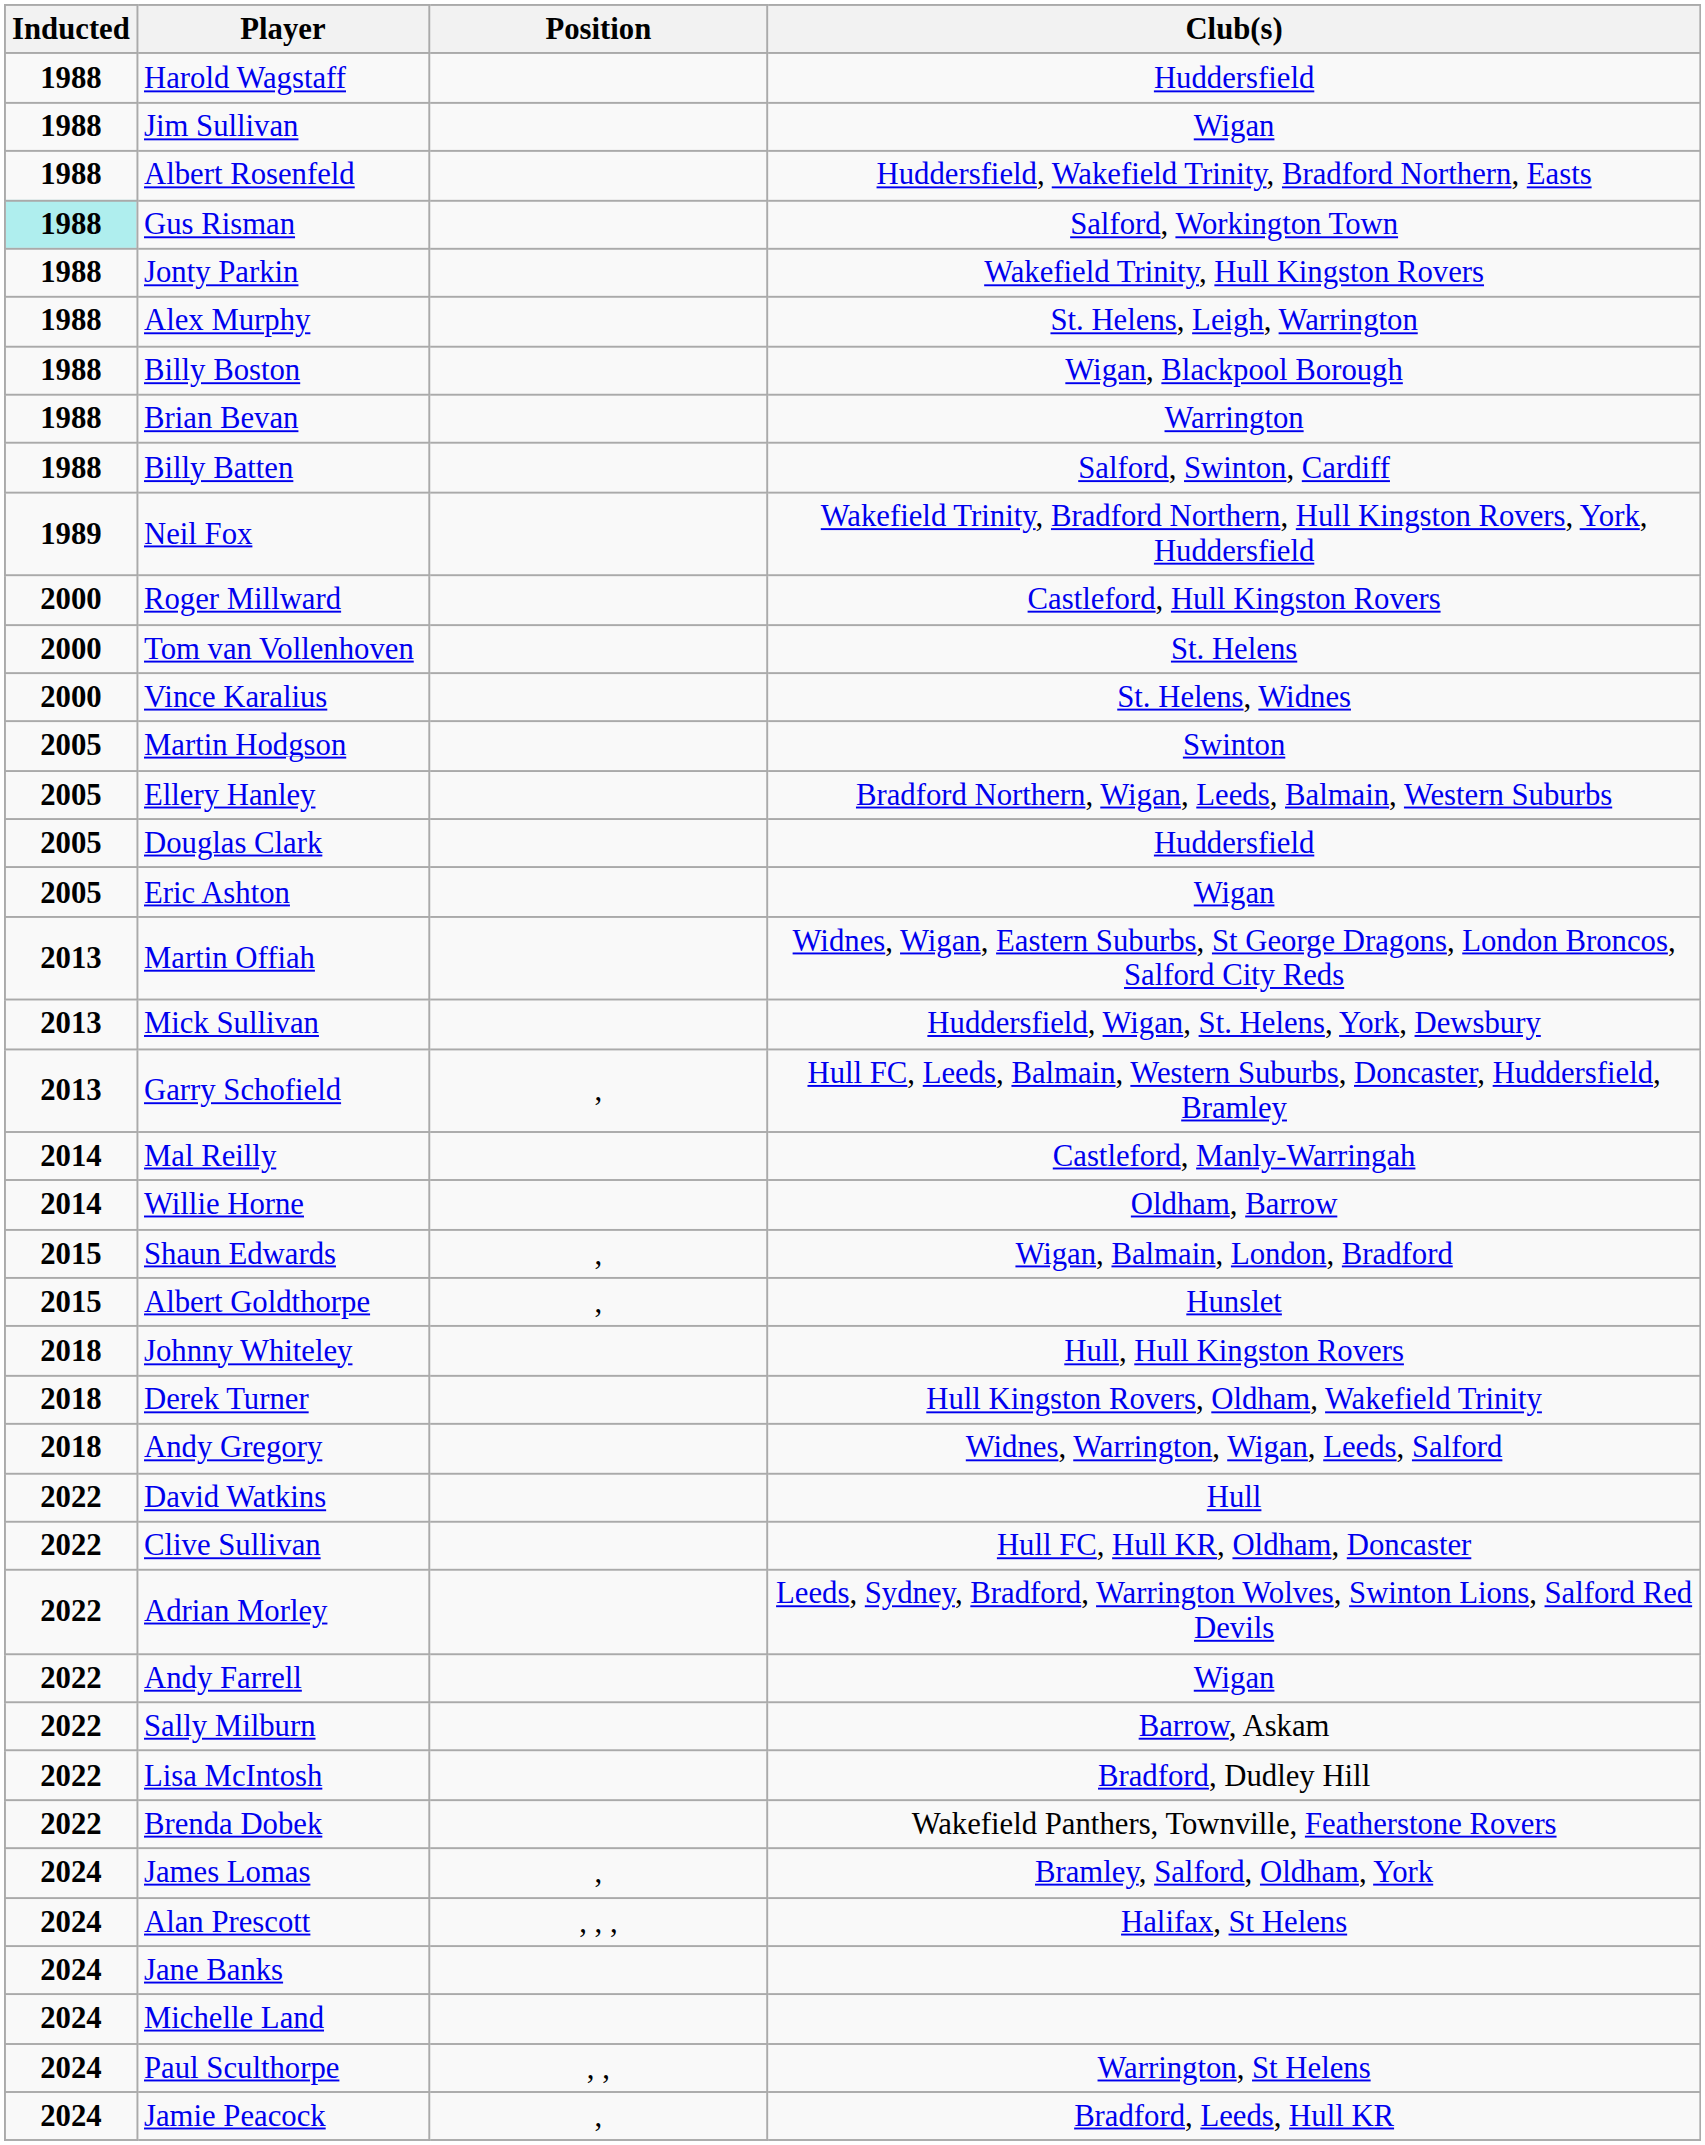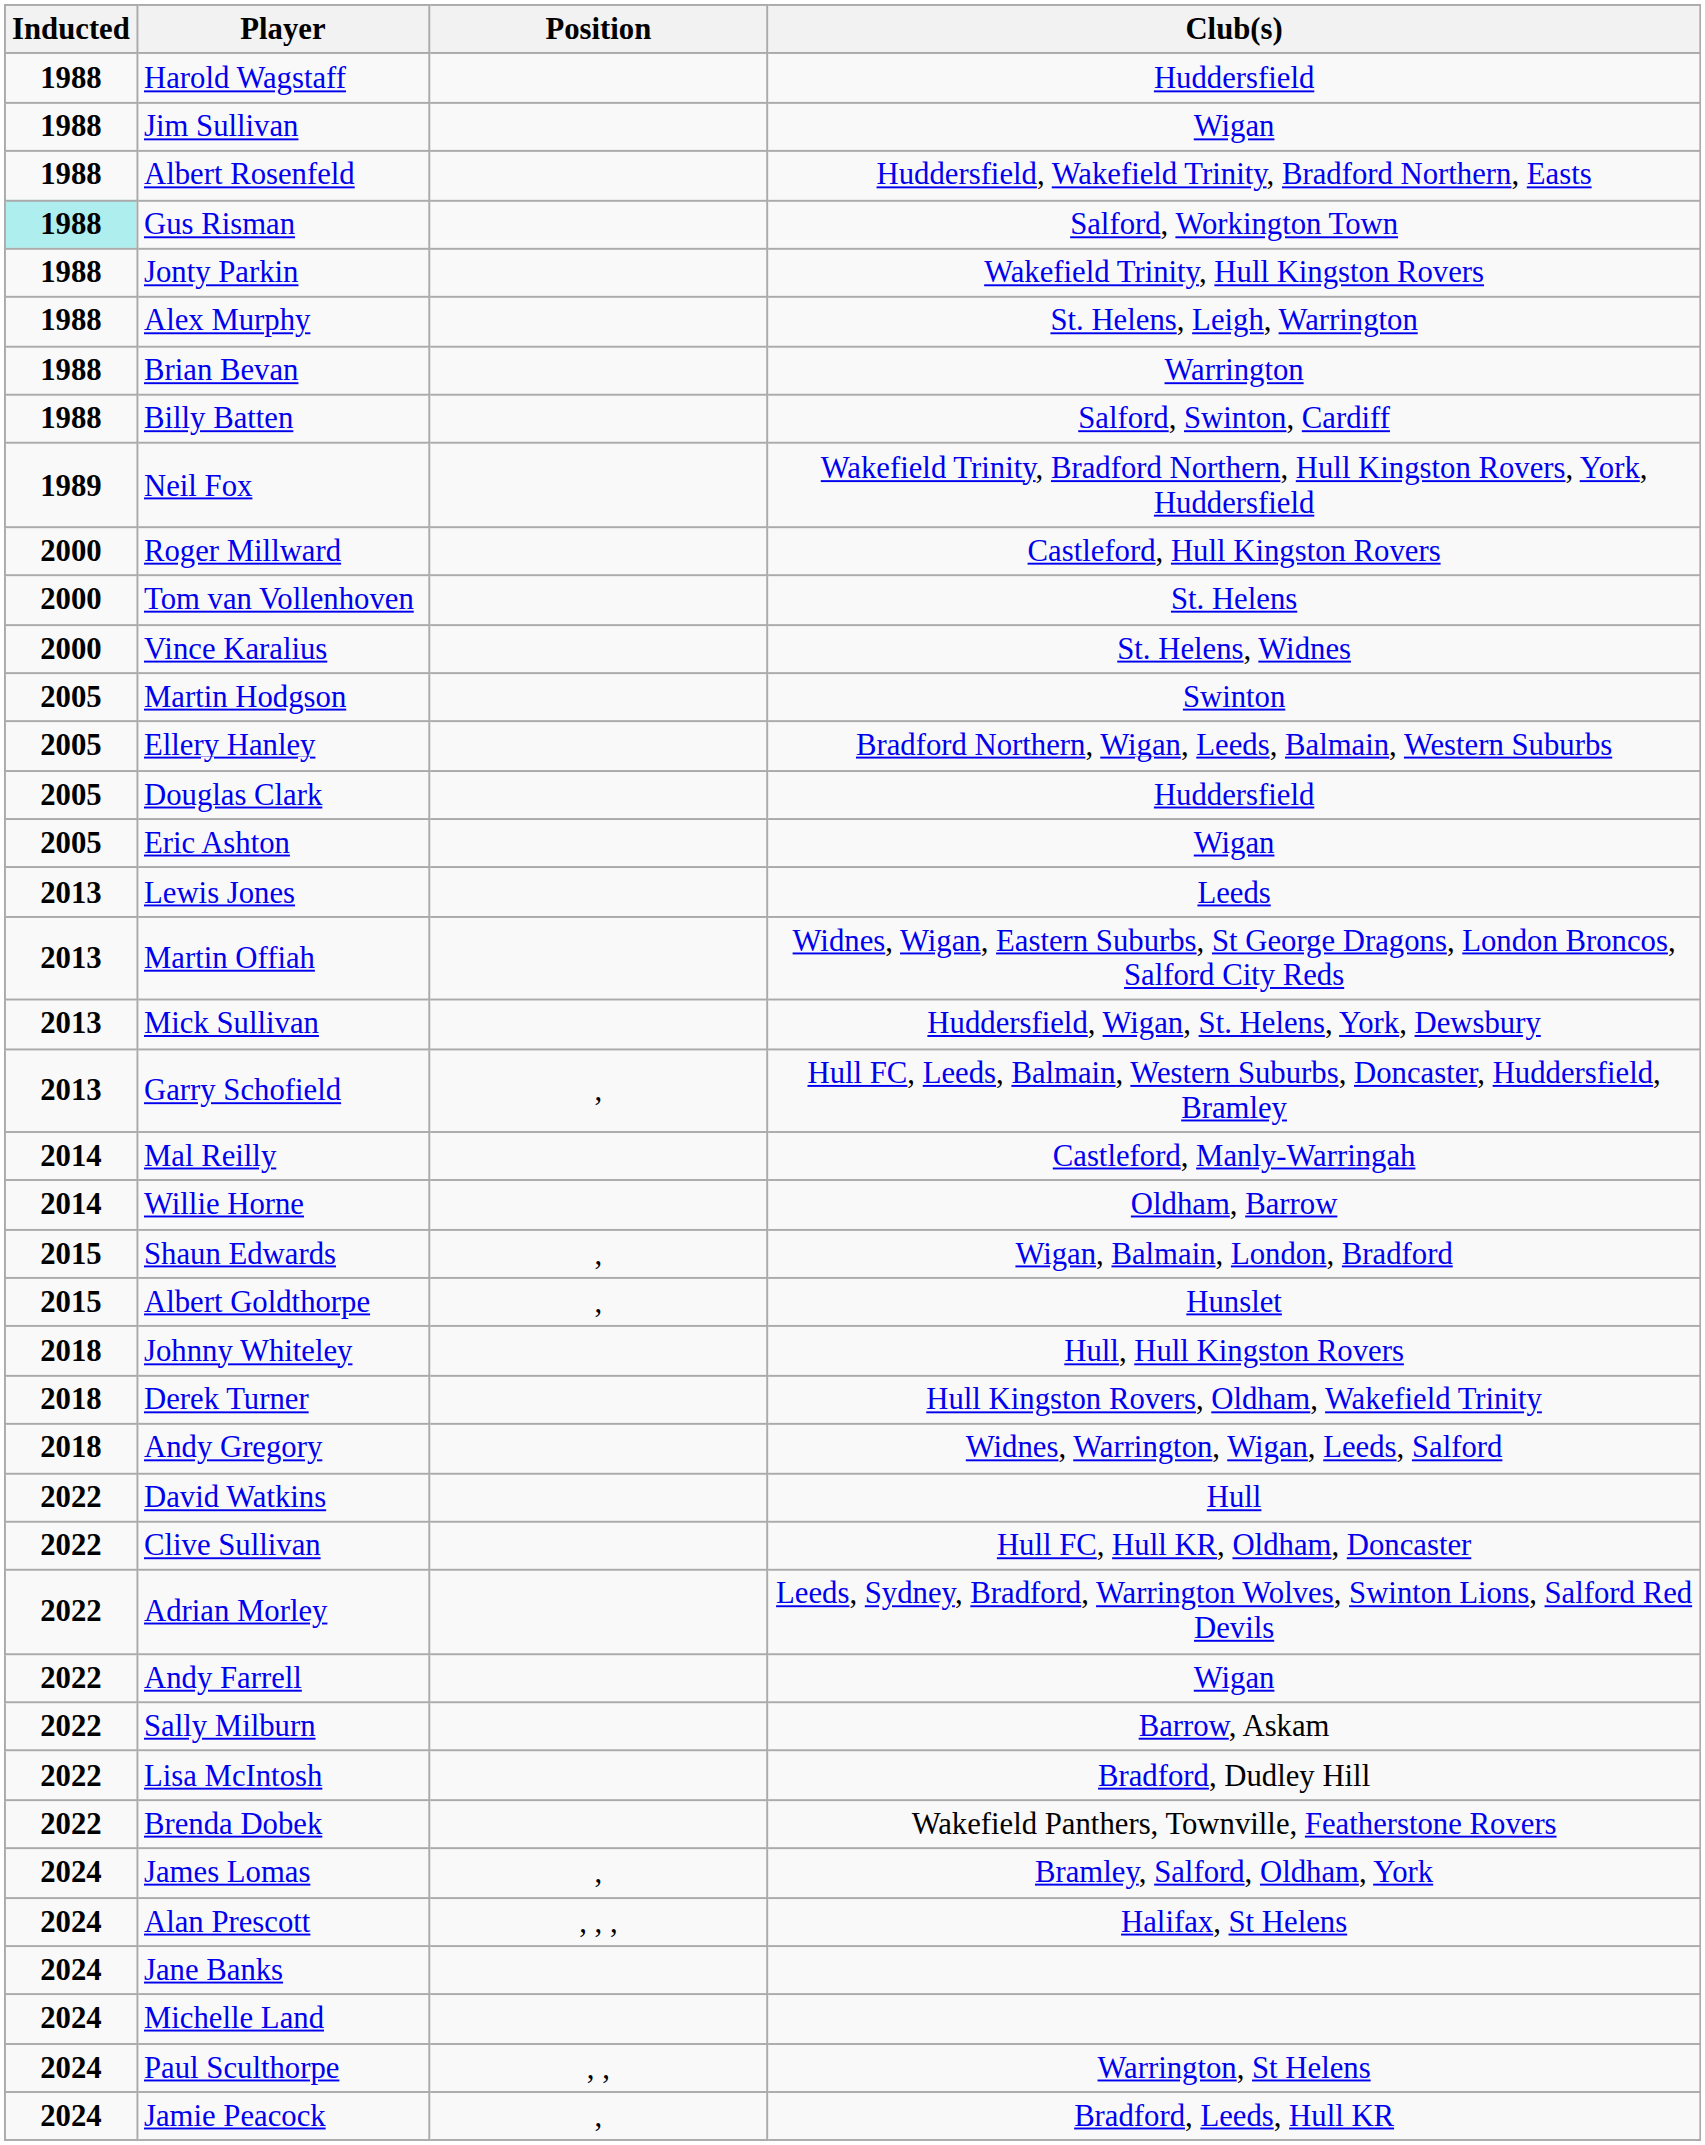- row: (222, 369)
+ row: (220, 891)
